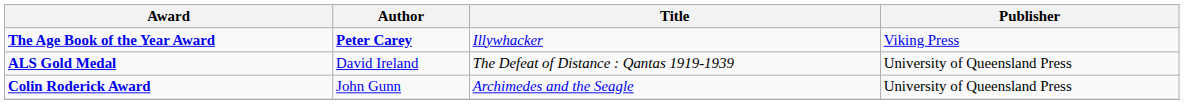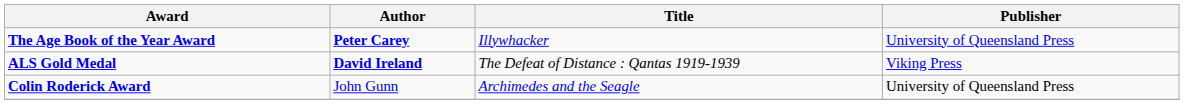(921, 39) Viking Press -> (980, 39) University of Queensland Press
(377, 63) normal -> (378, 63) bold
(978, 63) University of Queensland Press -> (924, 63) Viking Press
